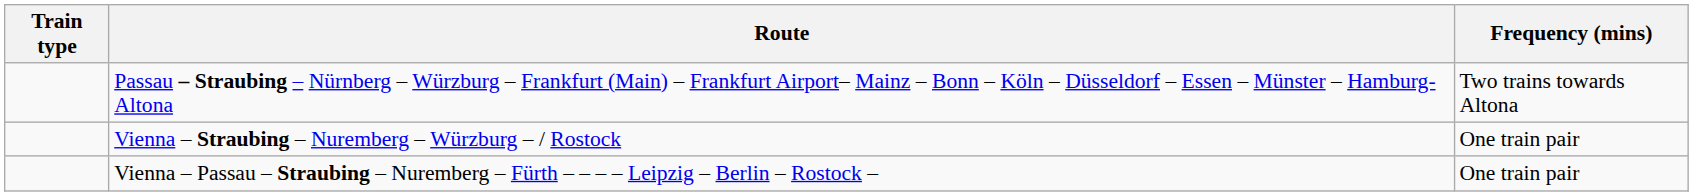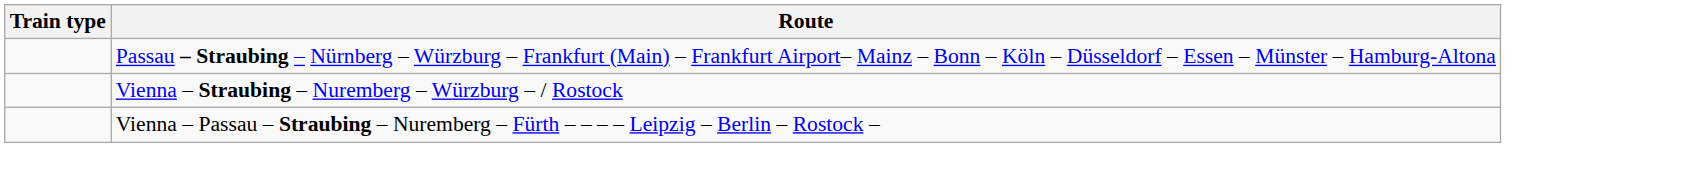- column: (1571, 33)
